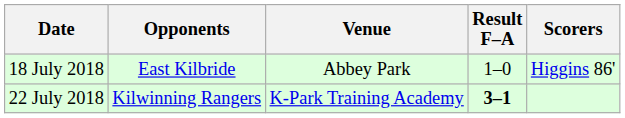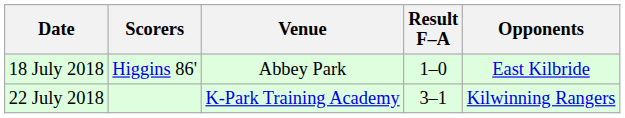columns swapped: (187, 29) <-> (573, 29)
(497, 98) bold -> (433, 98) normal
